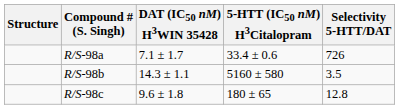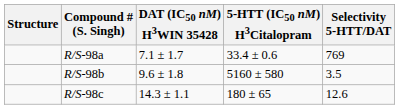(335, 54) 726 -> (335, 54) 769
(164, 74) 14.3 ± 1.1 -> (161, 74) 9.6 ± 1.8
(161, 94) 9.6 ± 1.8 -> (164, 94) 14.3 ± 1.1
(337, 94) 12.8 -> (337, 94) 12.6
